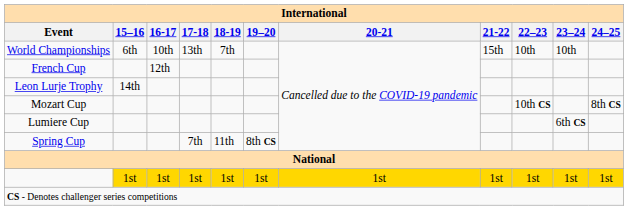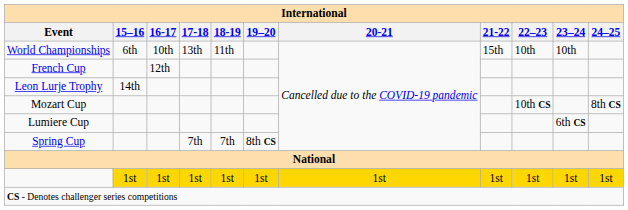(227, 50) 7th -> (224, 50) 11th
(224, 141) 11th -> (227, 141) 7th
